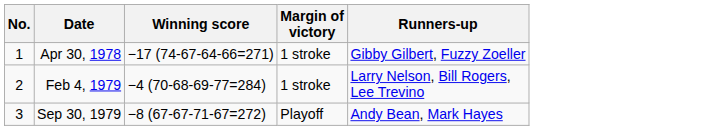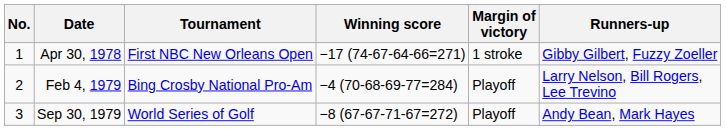+ column: (220, 24)
(305, 84) 1 stroke -> (494, 84) Playoff
